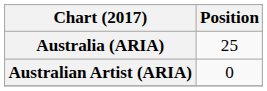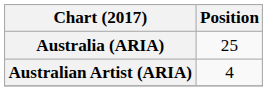(229, 72) 0 -> (229, 72) 4
